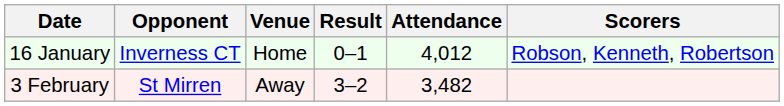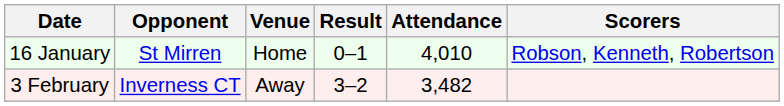(180, 53) Inverness CT -> (180, 53) St Mirren
(447, 53) 4,012 -> (447, 53) 4,010
(180, 85) St Mirren -> (180, 85) Inverness CT
